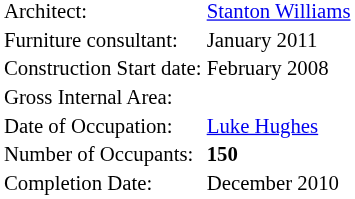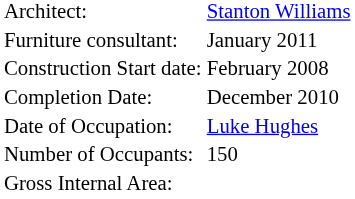rows swapped: (78, 183) <-> (88, 97)
(222, 154) bold -> (222, 154) normal
